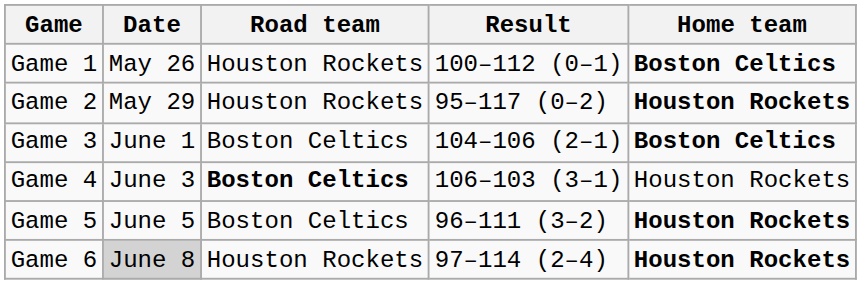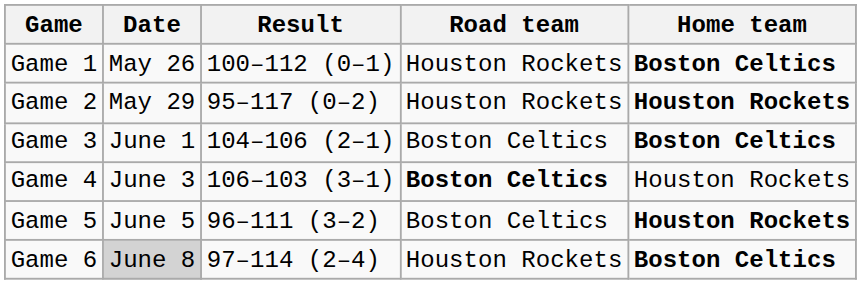columns swapped: (315, 25) <-> (529, 25)
(742, 260) Houston Rockets -> (735, 260) Boston Celtics
